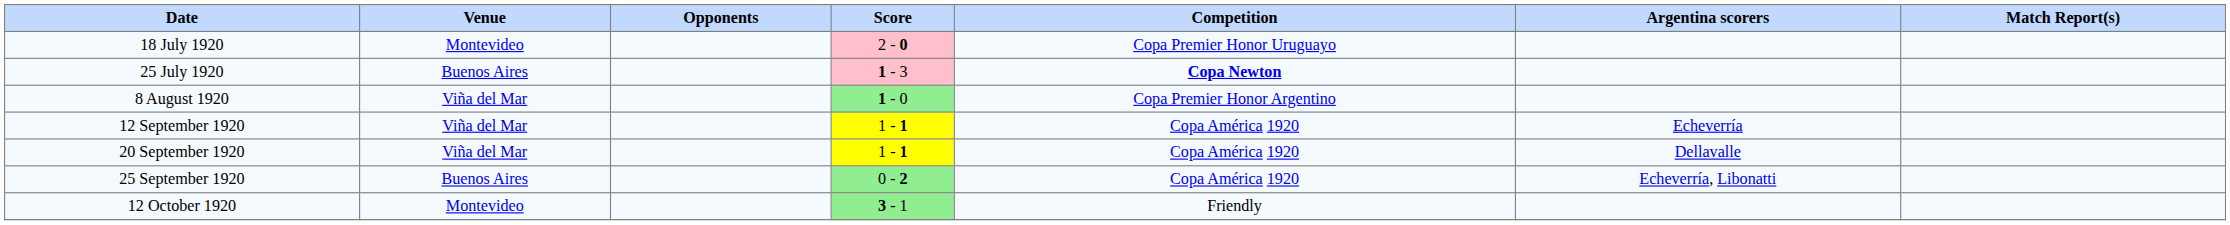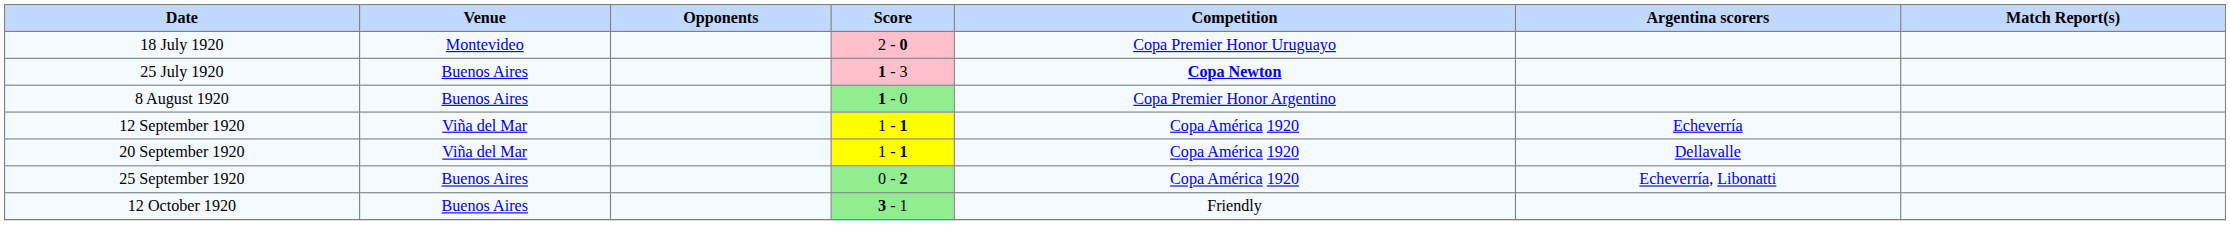(485, 98) Viña del Mar -> (485, 98) Buenos Aires
(485, 206) Montevideo -> (485, 206) Buenos Aires
